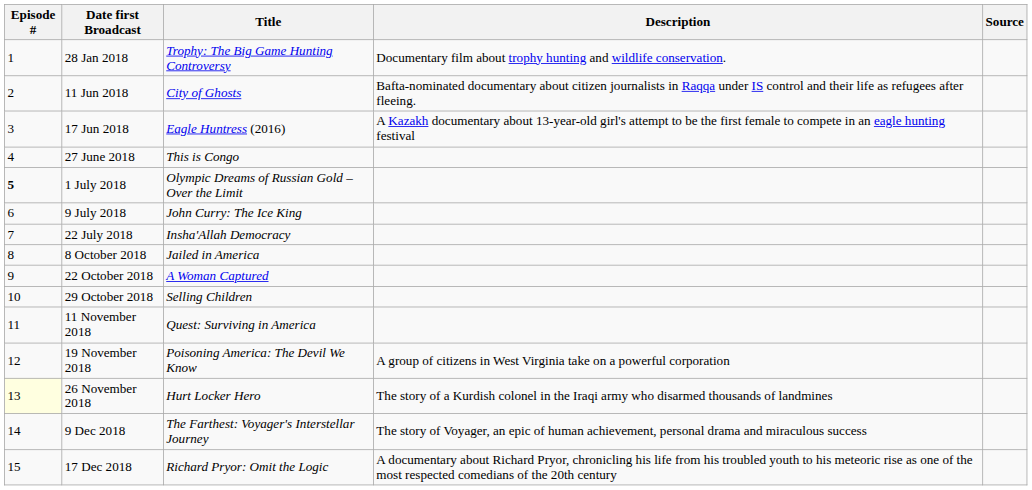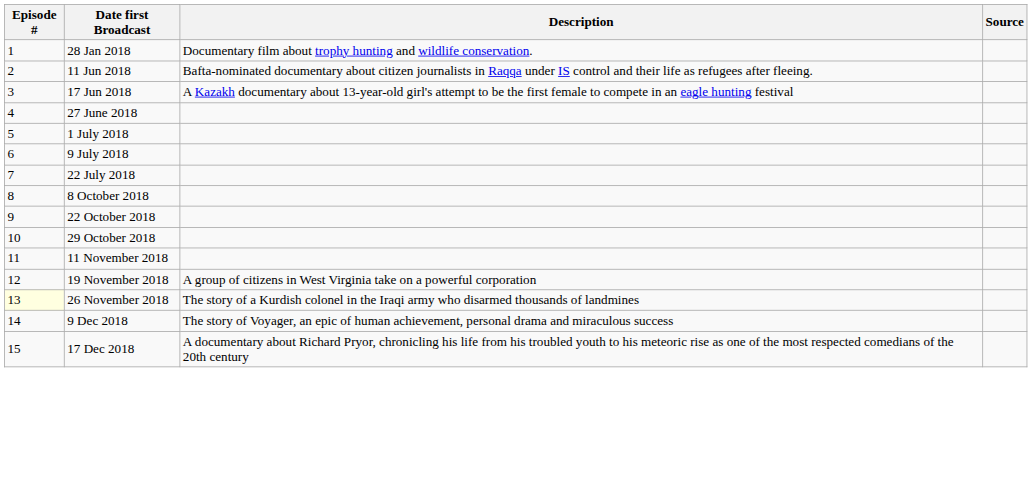- column: (268, 22)
(11, 185) bold -> (11, 133) normal
